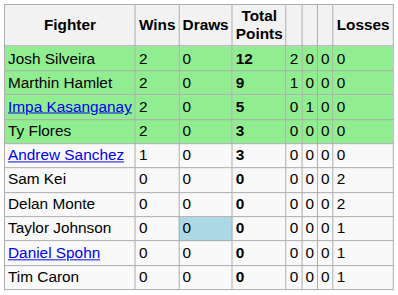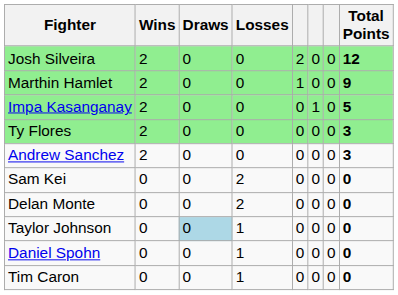columns swapped: (363, 25) <-> (259, 25)
(143, 155) 1 -> (143, 155) 2
